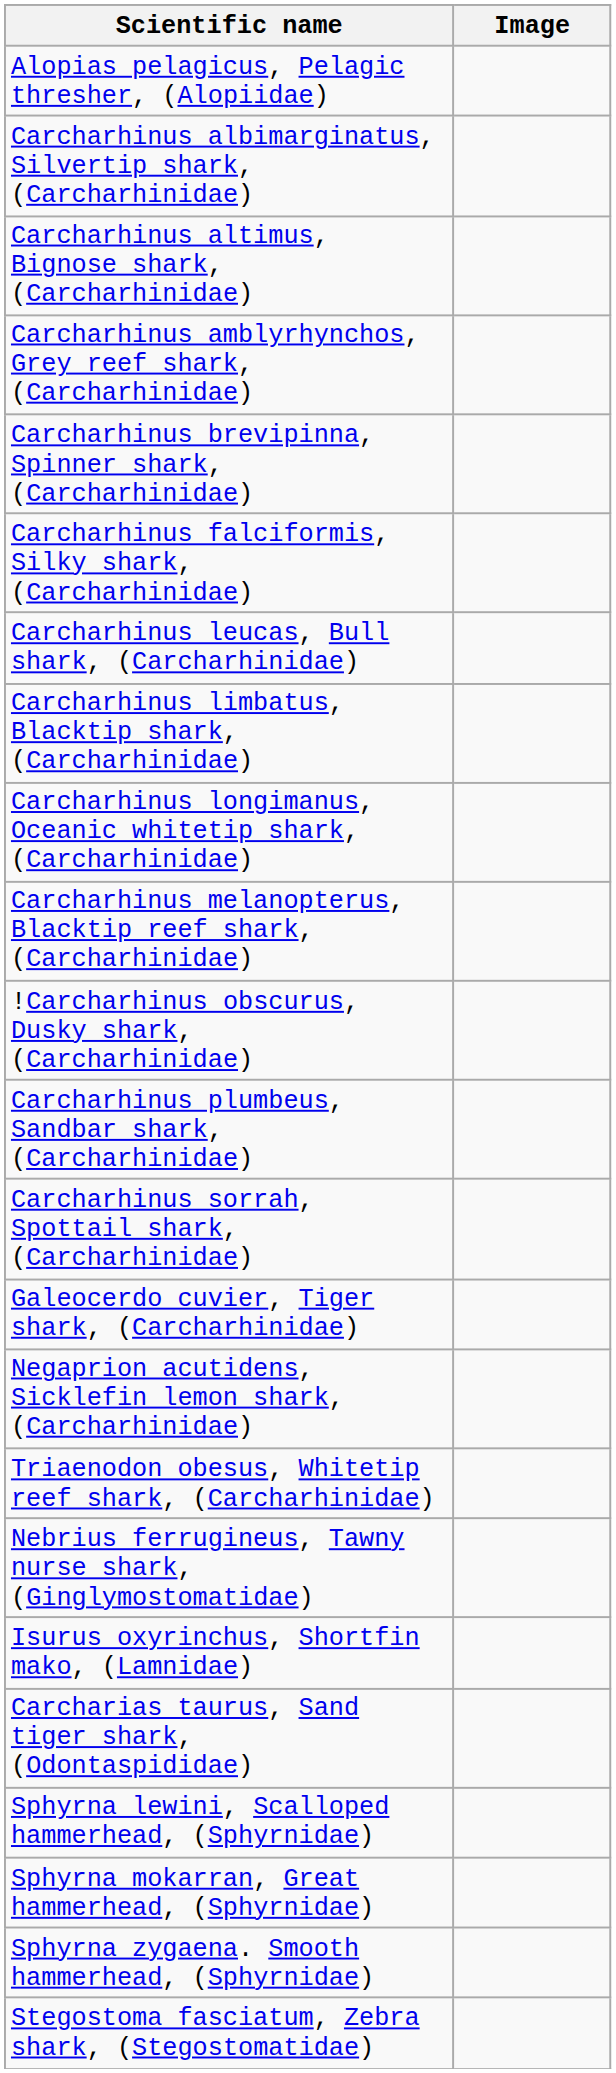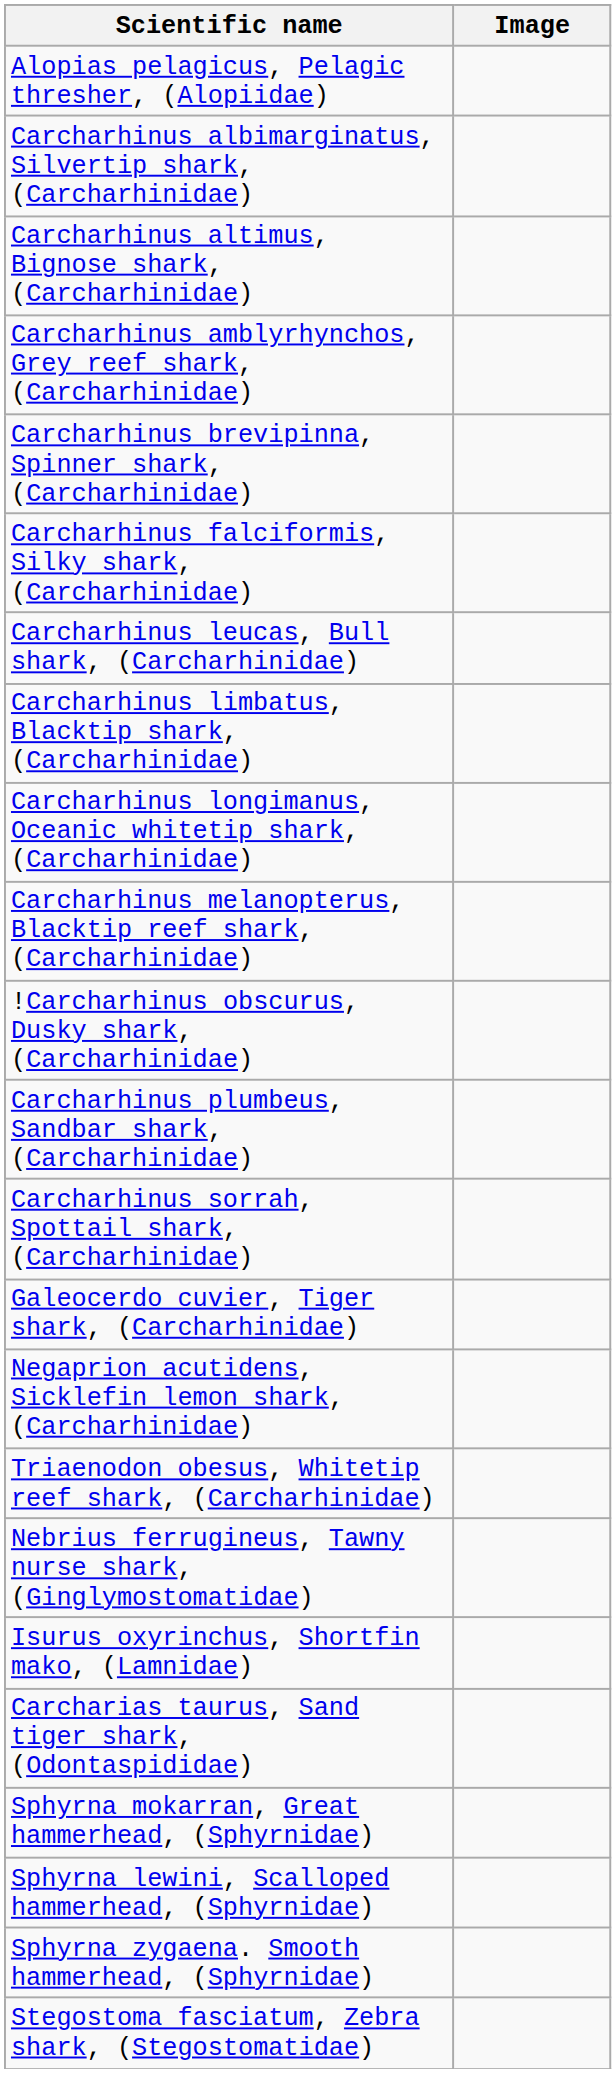rows swapped: (200, 1822) <-> (193, 1893)
